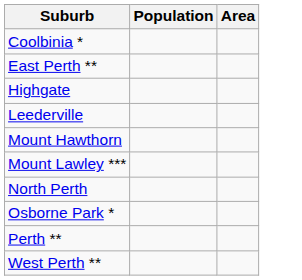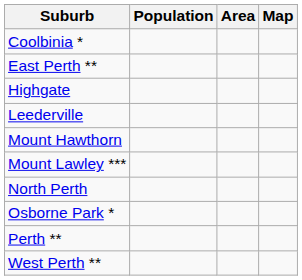+ column: (278, 16)
